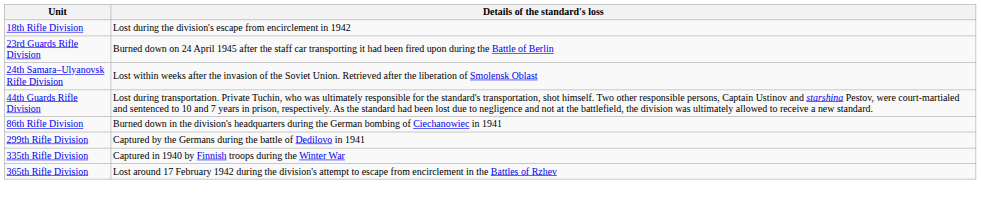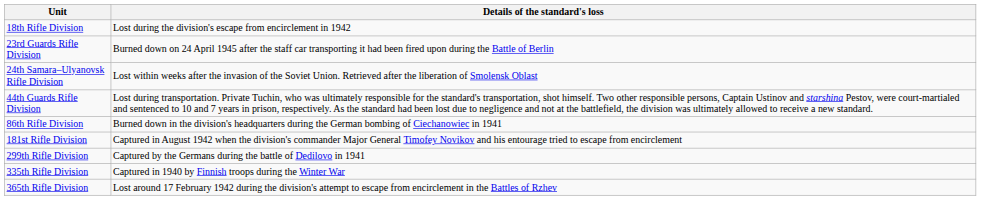+ row: (47, 140)
